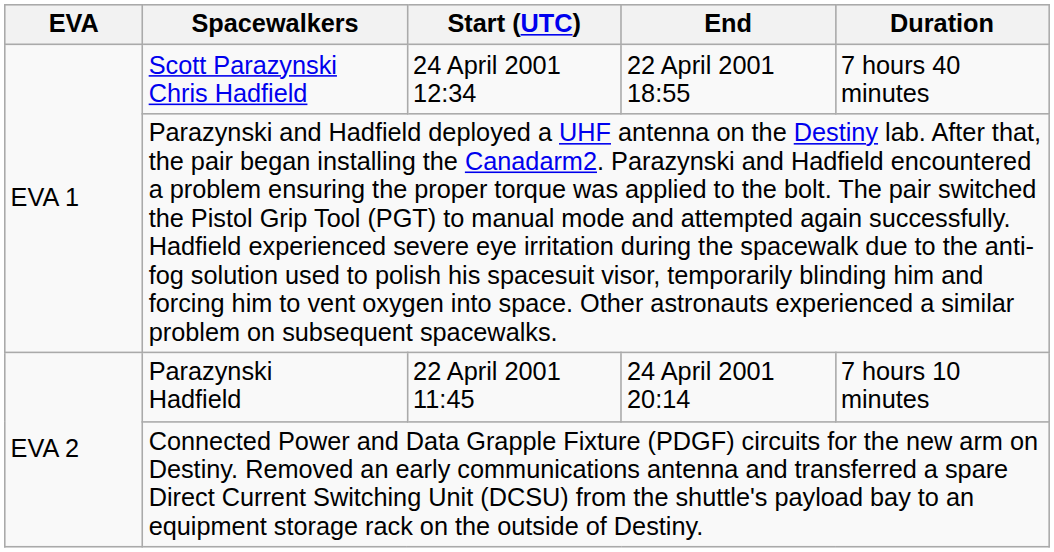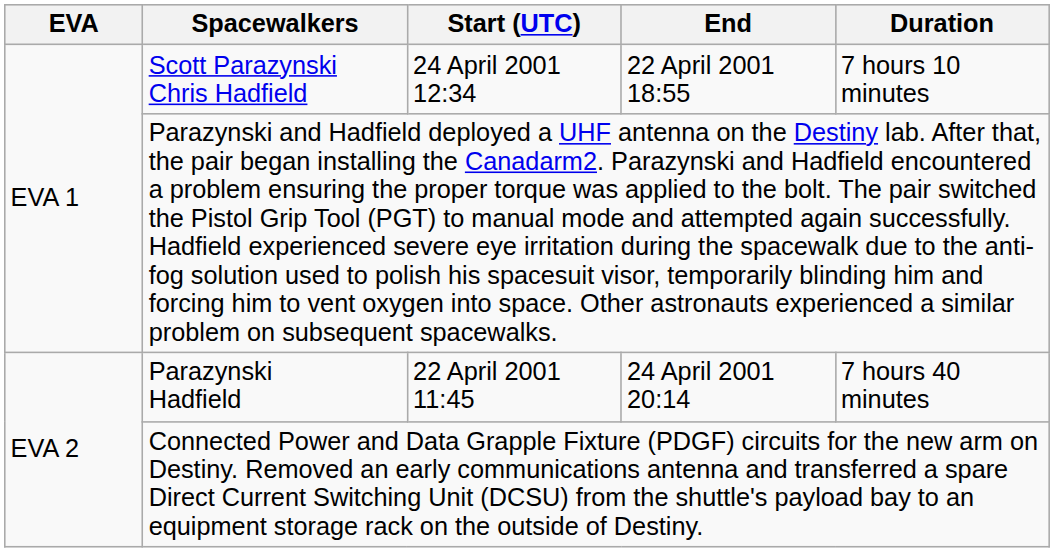(901, 78) 7 hours 40 minutes -> (901, 78) 7 hours 10 minutes
(901, 386) 7 hours 10 minutes -> (901, 386) 7 hours 40 minutes
